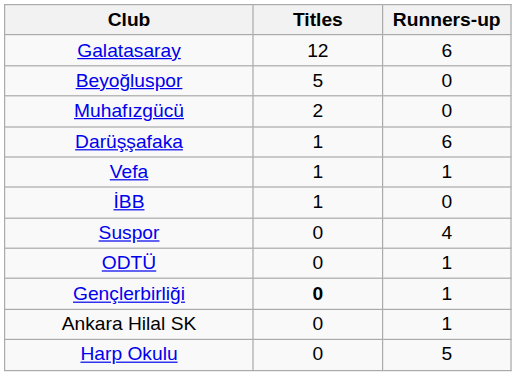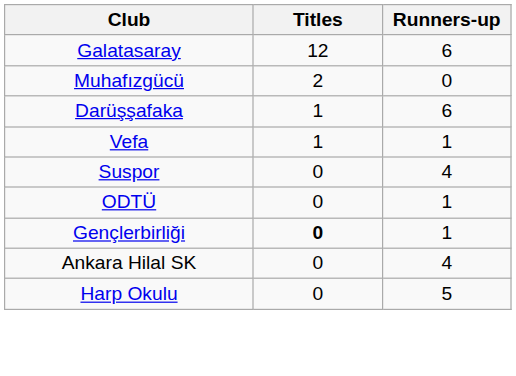- row: (129, 80)
- row: (129, 202)
(447, 324) 1 -> (447, 263) 4
